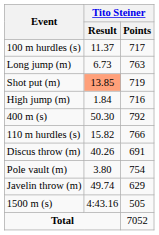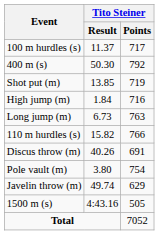rows swapped: (39, 65) <-> (27, 117)
(102, 82) lightsalmon background -> (102, 82) no background
